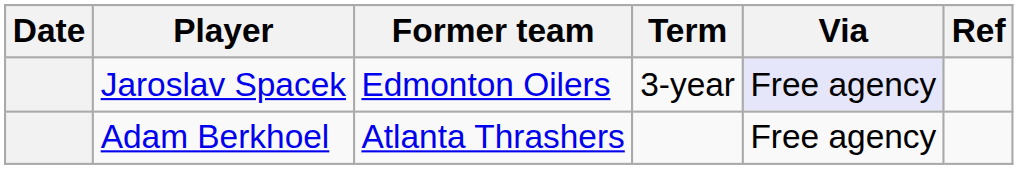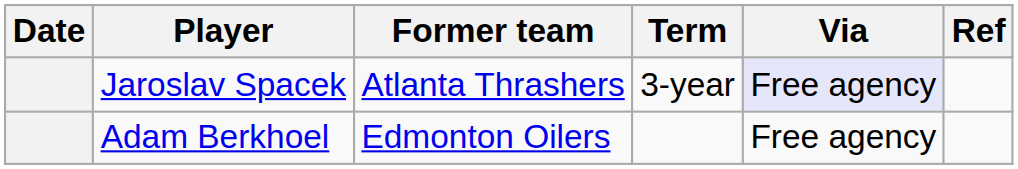(486, 84) Edmonton Oilers -> (493, 84) Atlanta Thrashers
(493, 137) Atlanta Thrashers -> (486, 137) Edmonton Oilers
